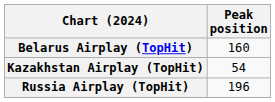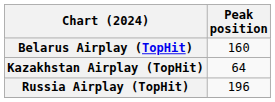(239, 68) 54 -> (239, 68) 64
